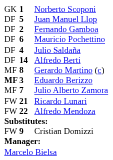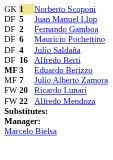(21, 9) no background -> (21, 9) khaki background
(24, 60) 14 -> (24, 60) 16
- row: (69, 70)
(24, 101) 21 -> (24, 90) 20
- row: (64, 131)
